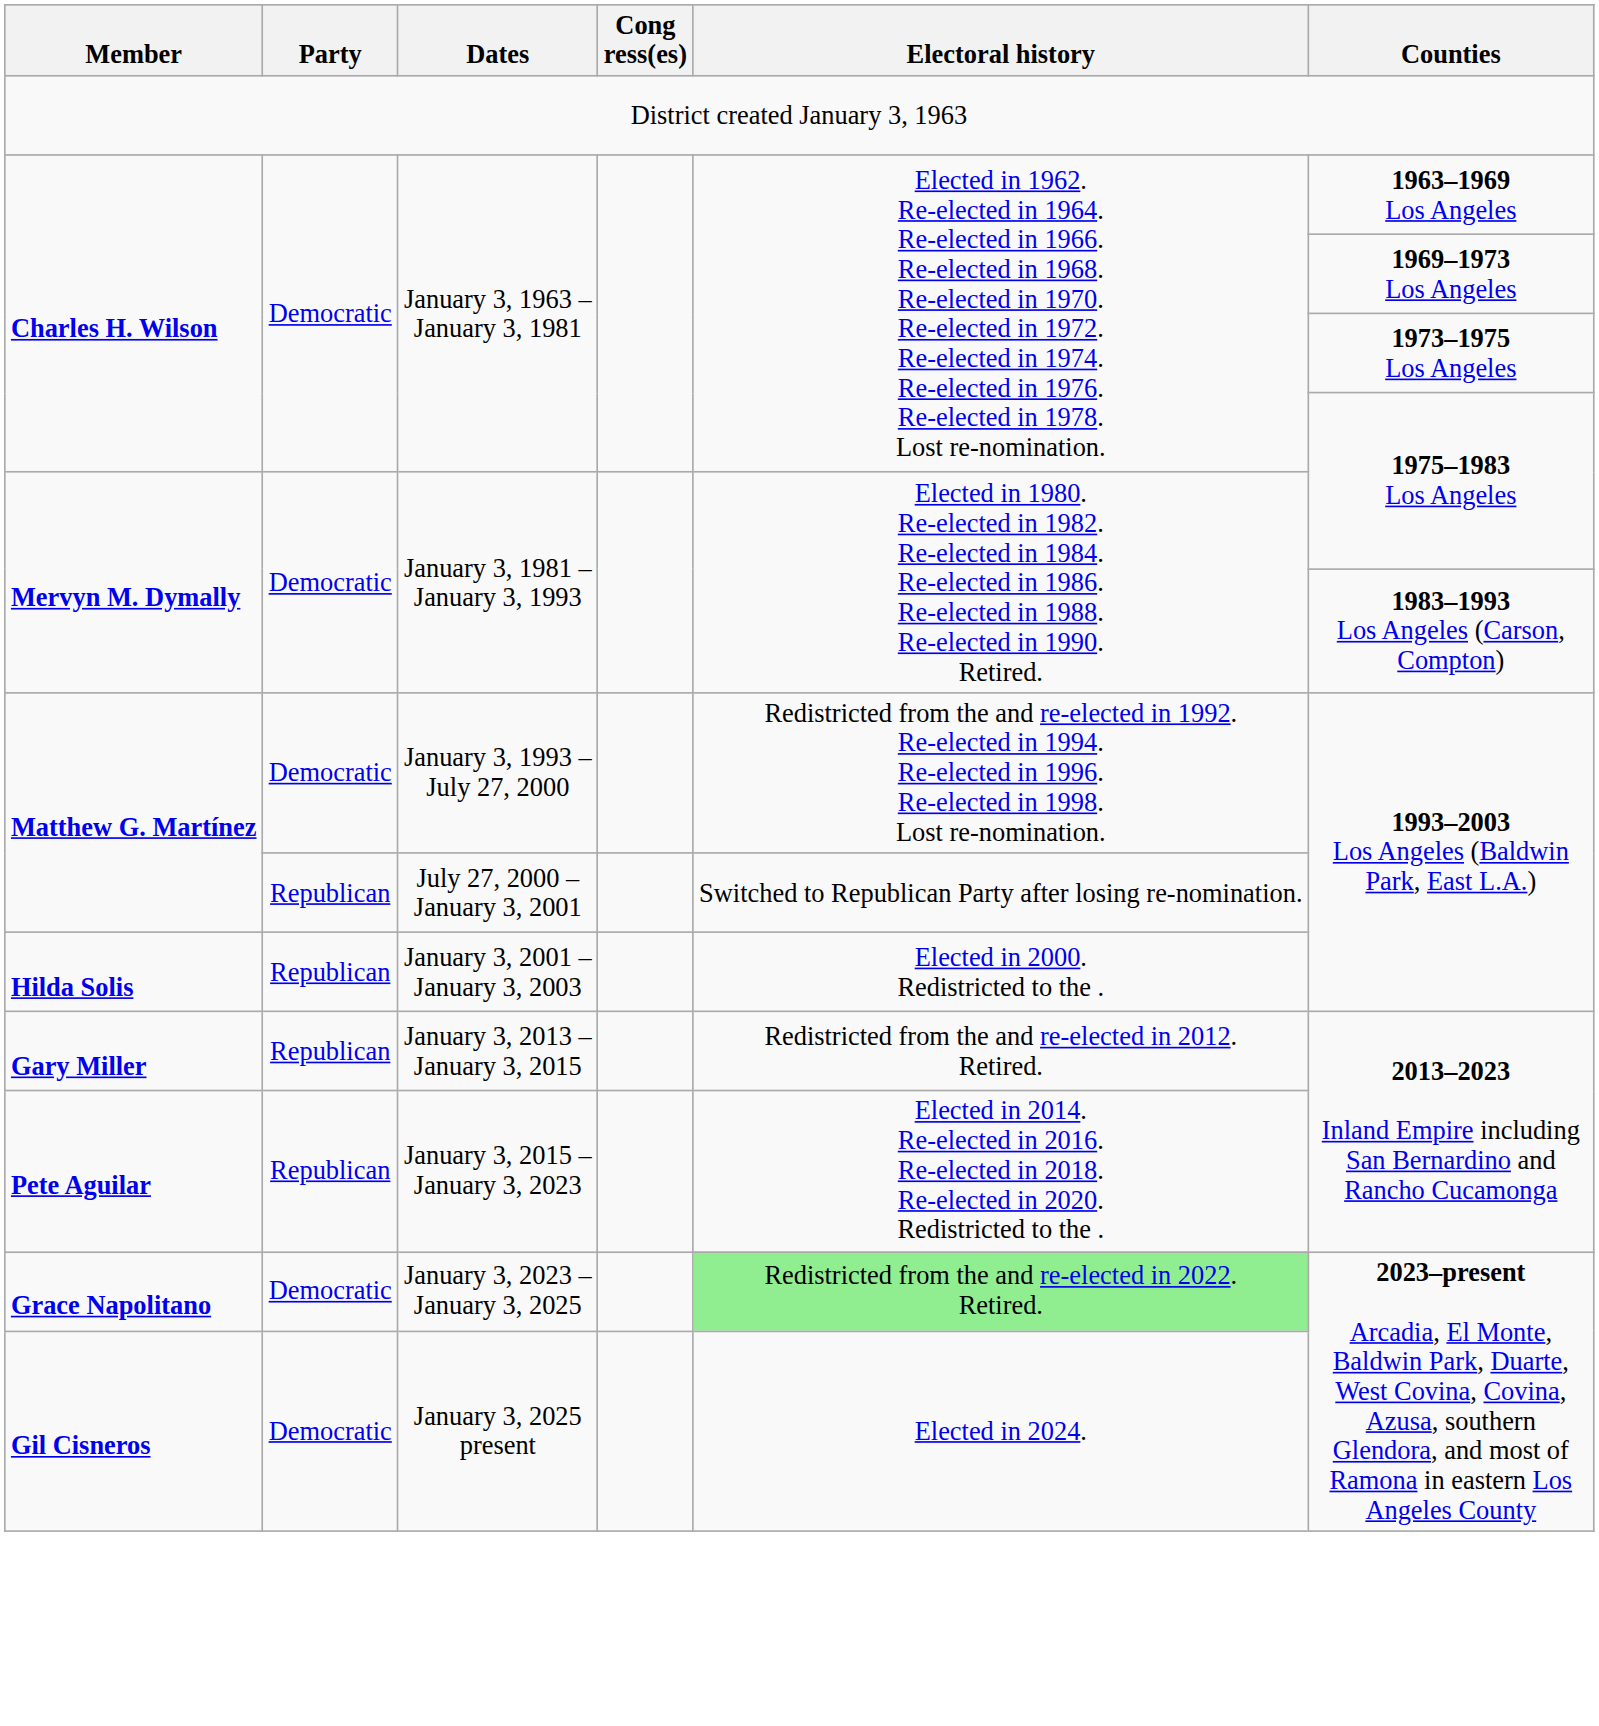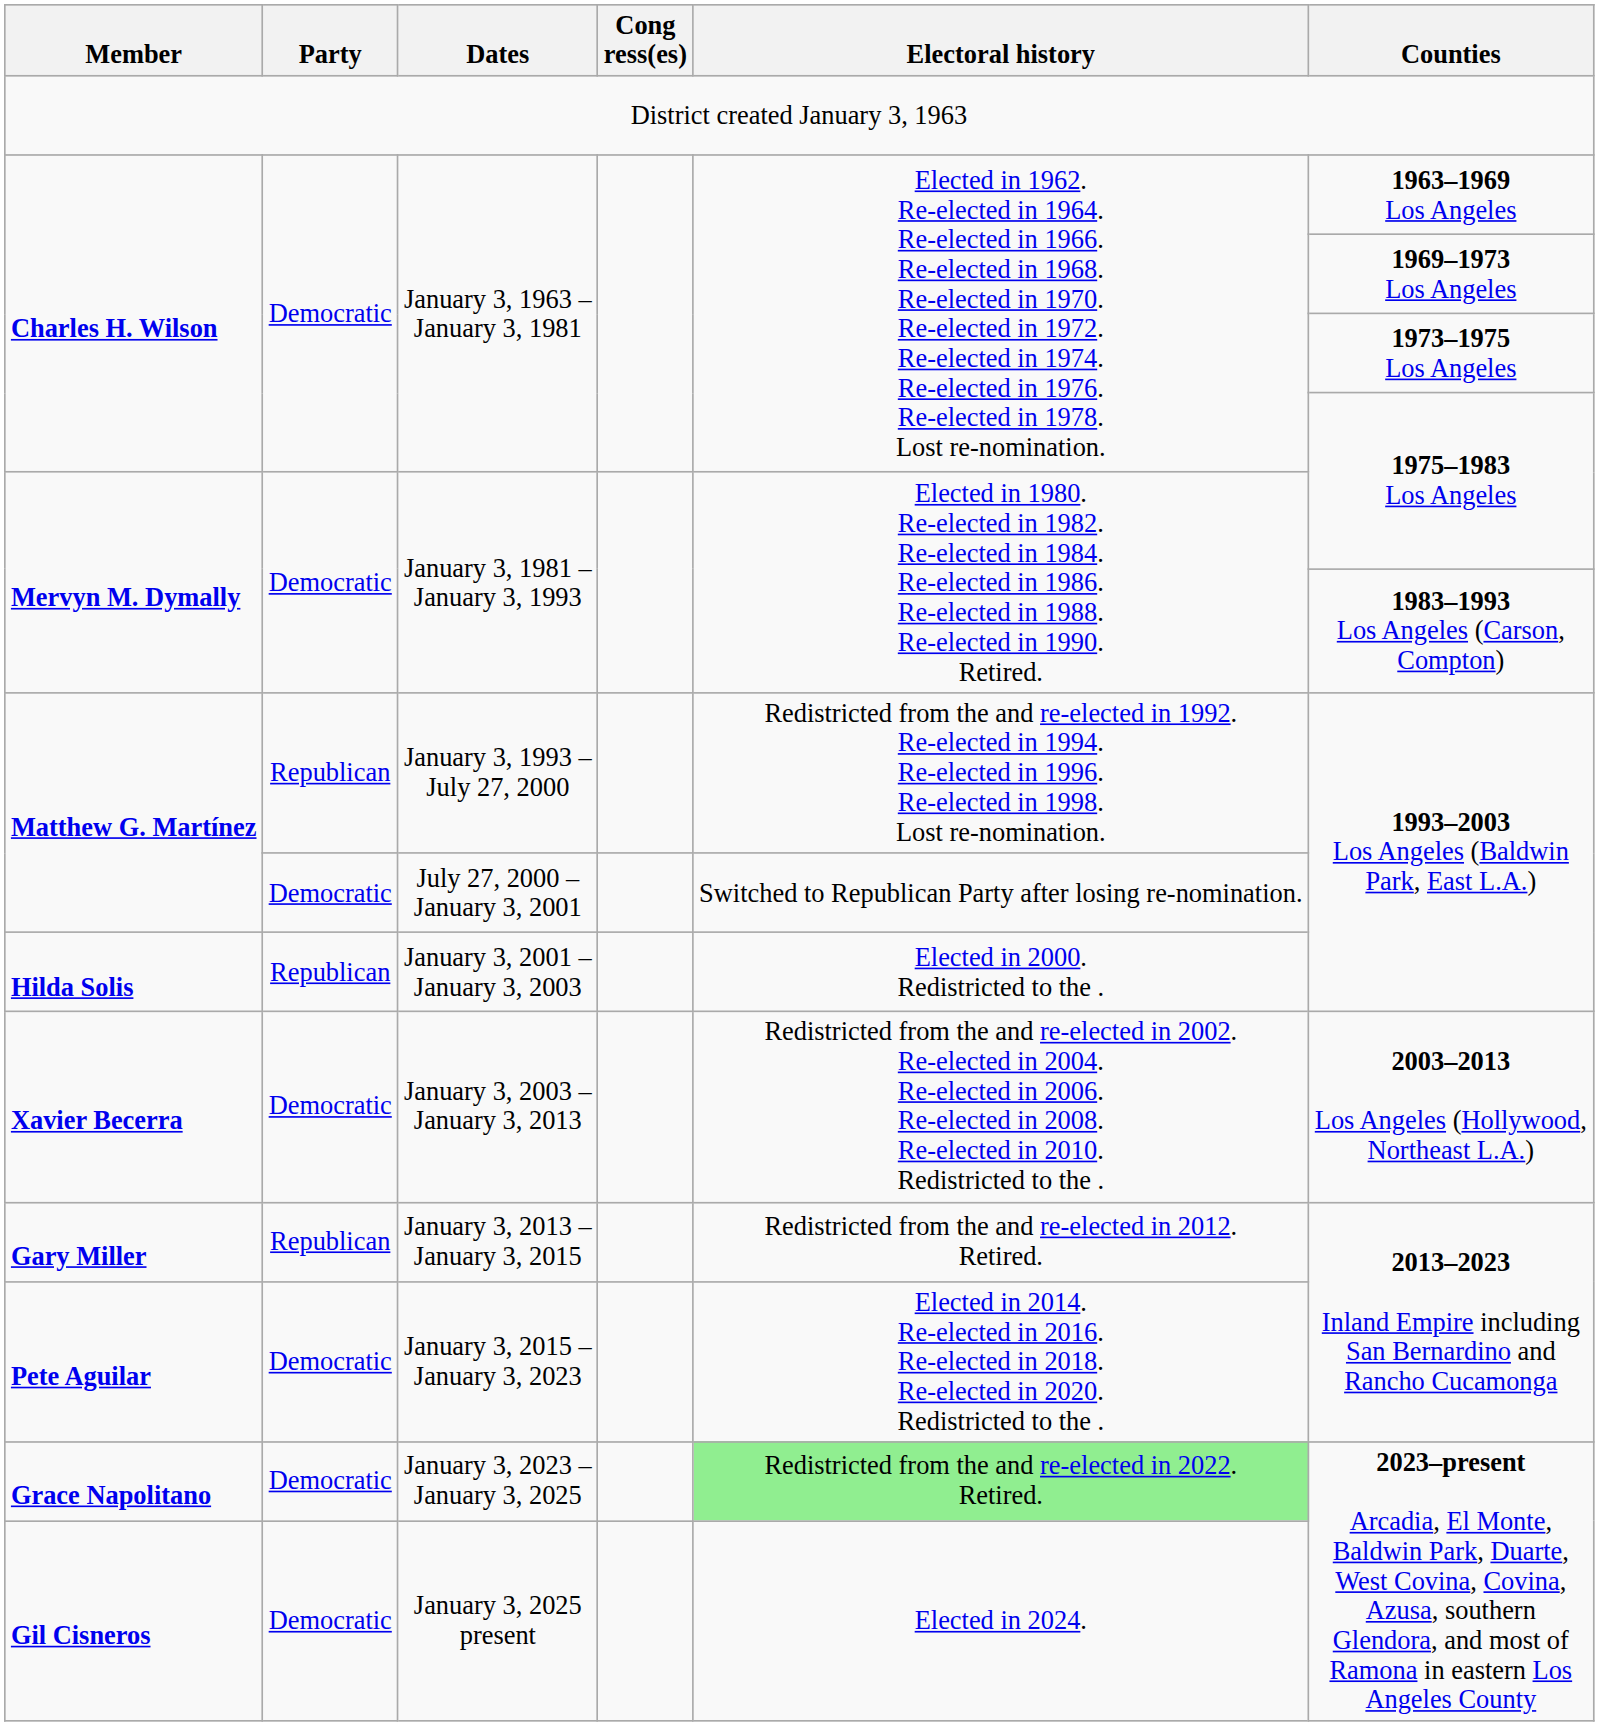(330, 772) Democratic -> (330, 772) Republican
(330, 892) Republican -> (330, 892) Democratic
+ row: (97, 1121)
(330, 1170) Republican -> (330, 1361) Democratic
